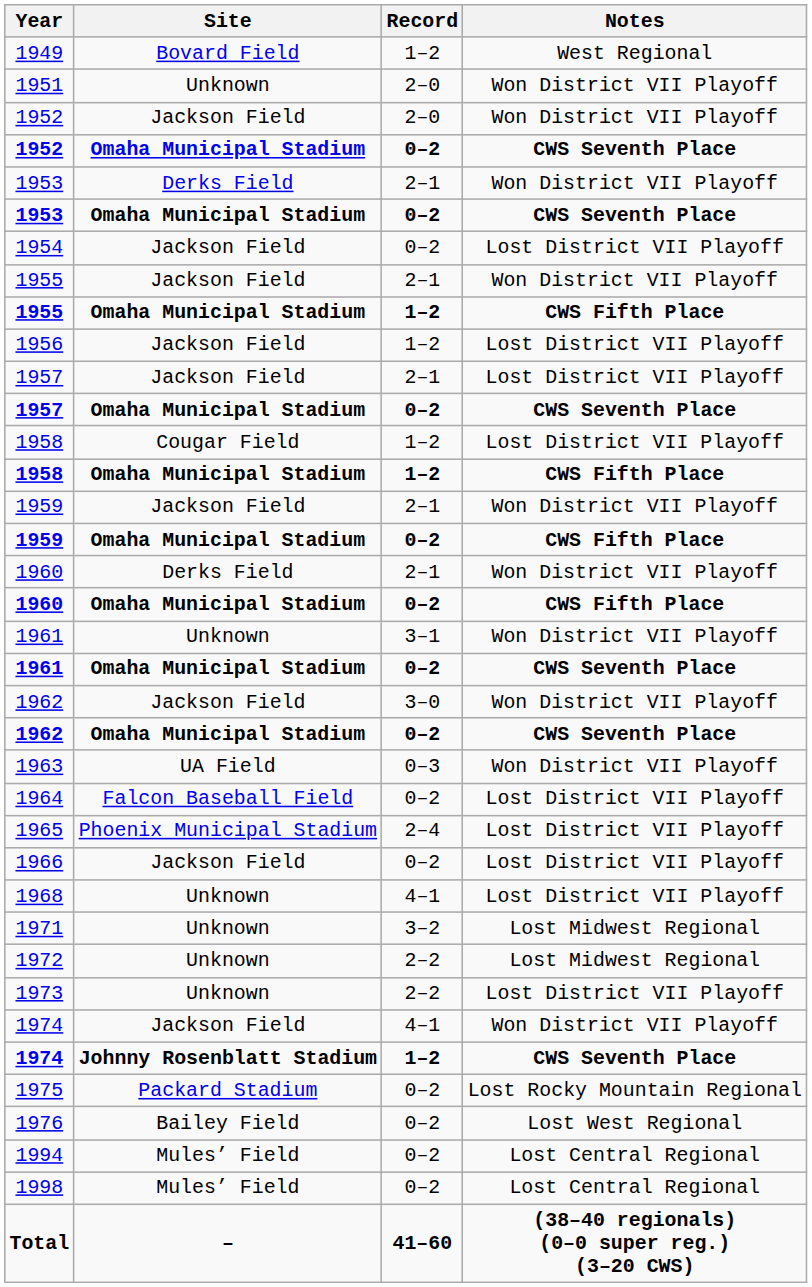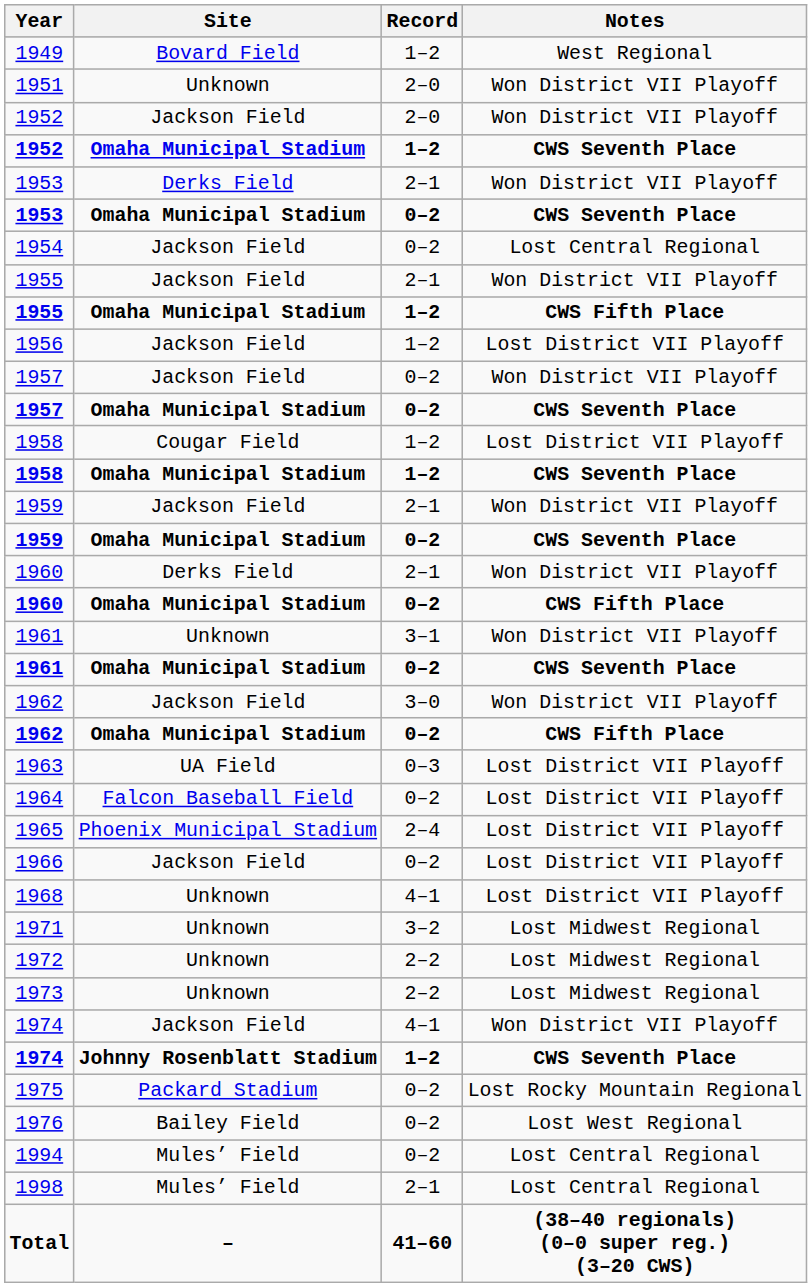(422, 151) 0–2 -> (422, 151) 1–2
(635, 248) Lost District VII Playoff -> (635, 248) Lost Central Regional
(422, 378) 2–1 -> (422, 378) 0–2
(635, 378) Lost District VII Playoff -> (635, 378) Won District VII Playoff
(635, 475) CWS Fifth Place -> (635, 475) CWS Seventh Place
(635, 540) CWS Fifth Place -> (635, 540) CWS Seventh Place
(635, 734) CWS Seventh Place -> (635, 734) CWS Fifth Place
(635, 767) Won District VII Playoff -> (635, 767) Lost District VII Playoff
(635, 993) Lost District VII Playoff -> (635, 993) Lost Midwest Regional
(422, 1188) 0–2 -> (422, 1188) 2–1
